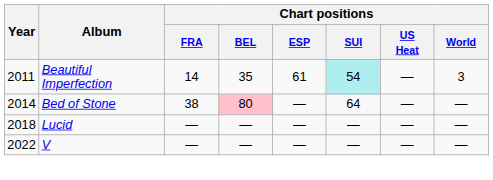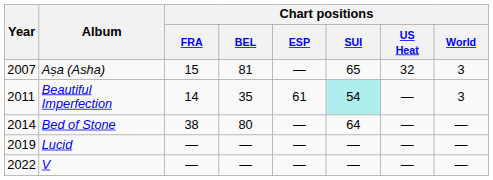+ row: (73, 69)
(246, 104) pink background -> (246, 124) no background
(22, 124) 2018 -> (22, 144) 2019
